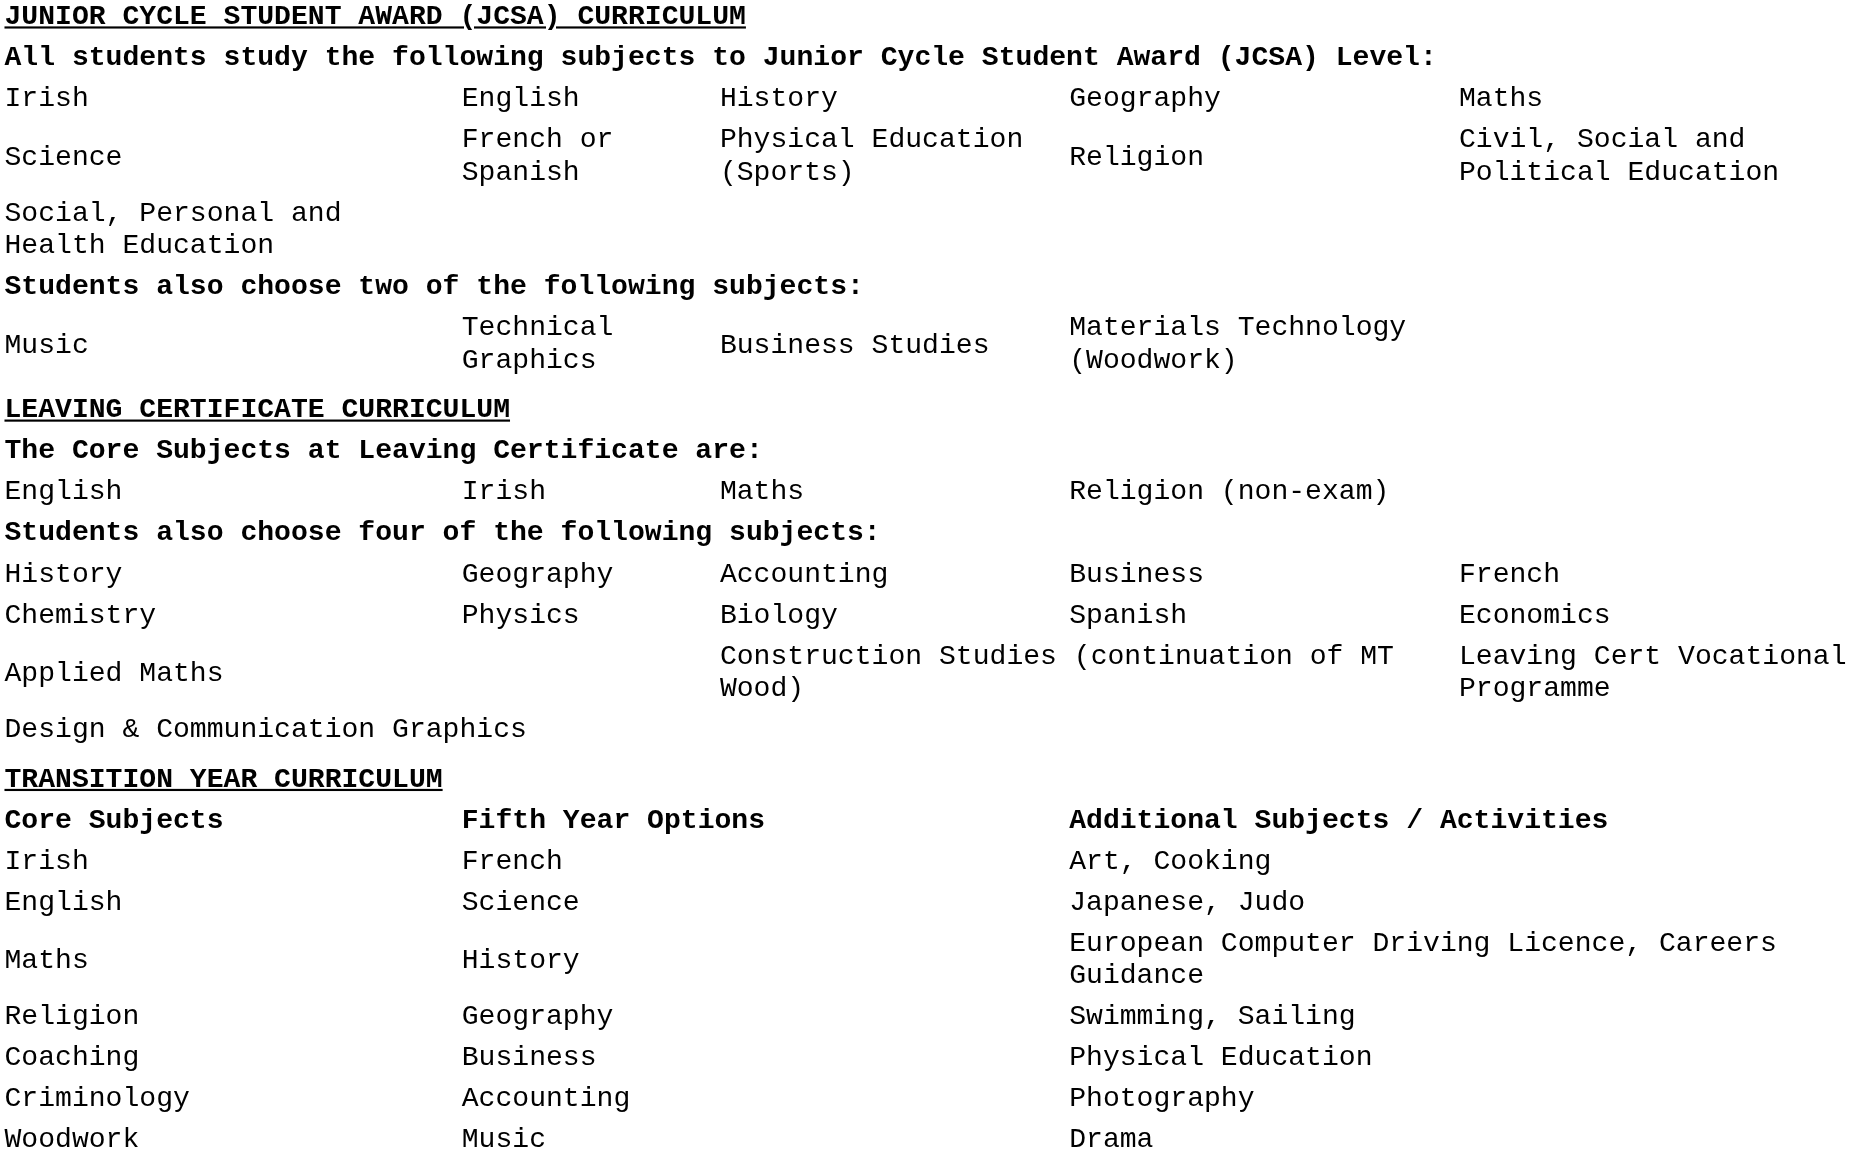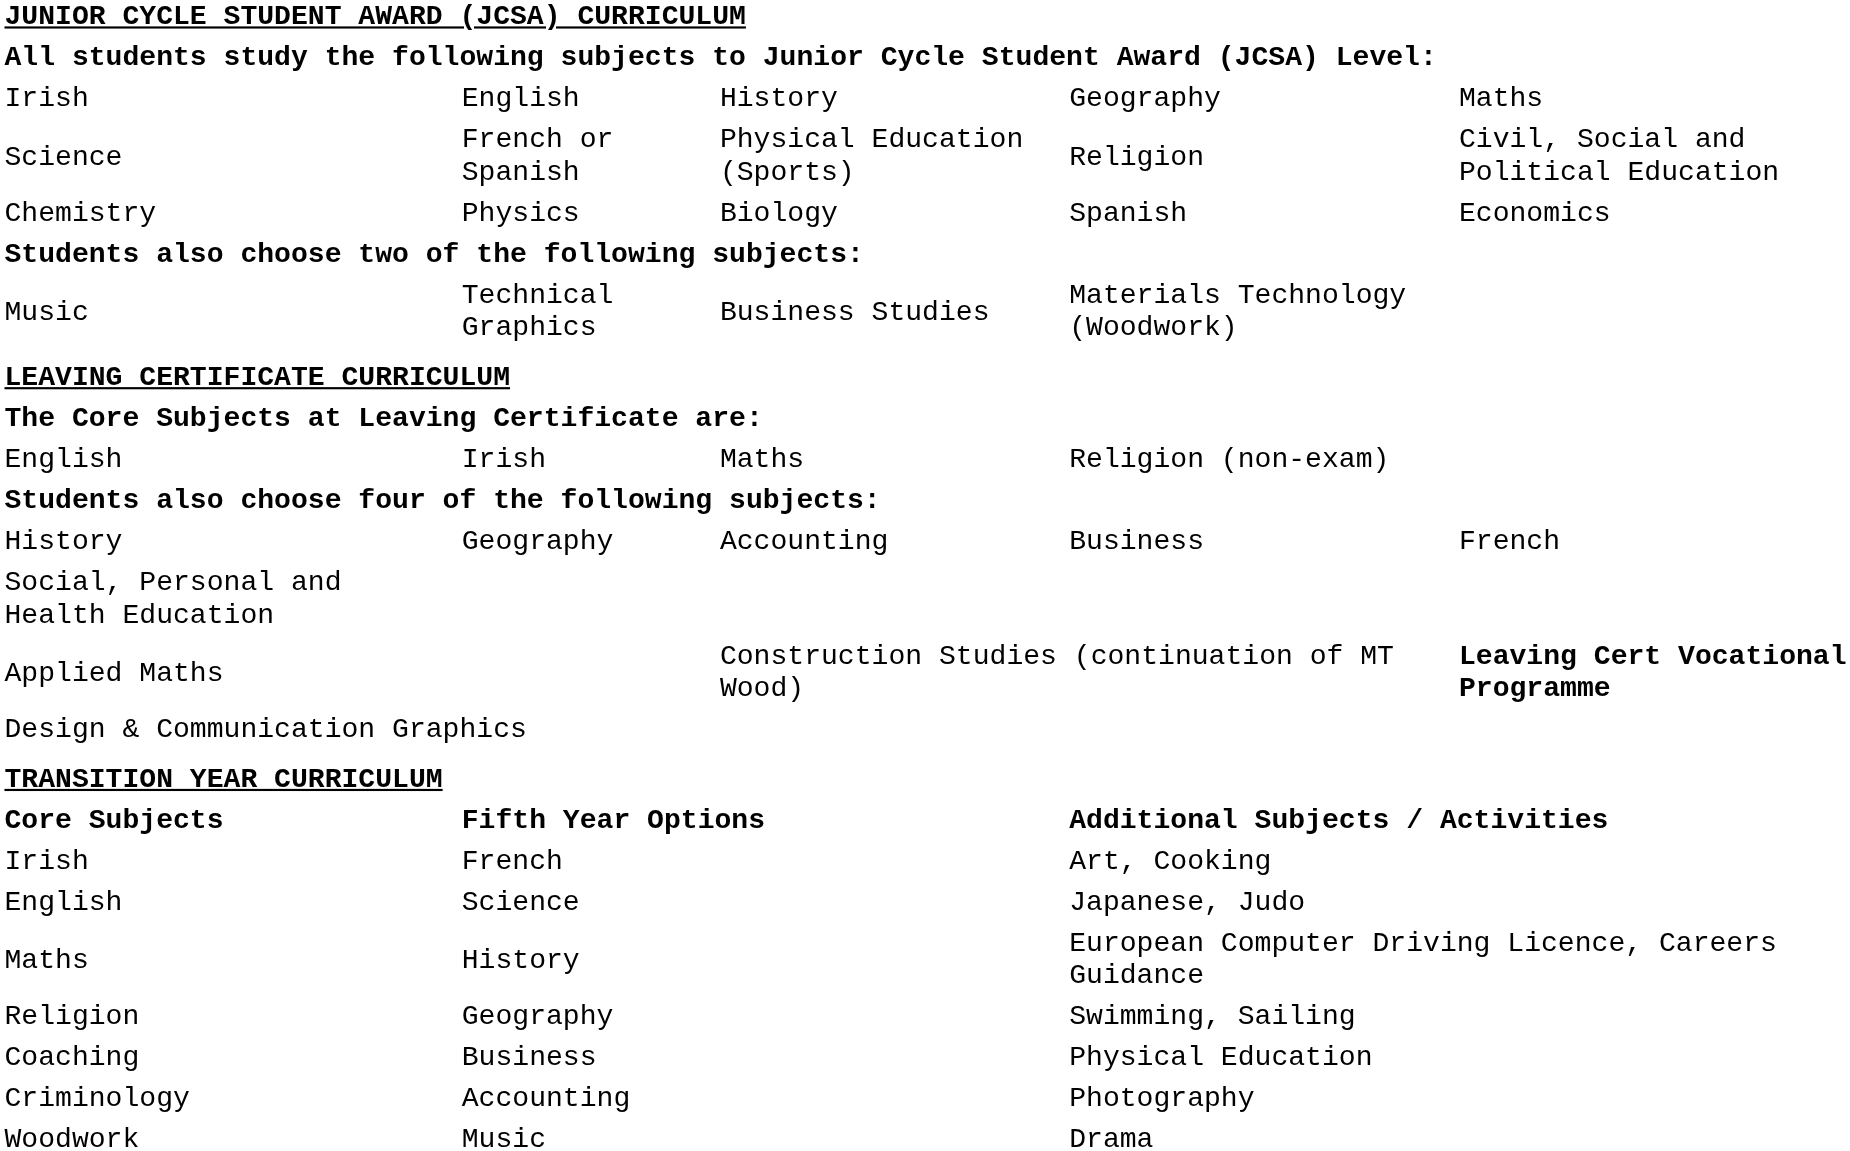rows swapped: (173, 229) <-> (80, 615)
(1653, 672) normal -> (1653, 672) bold
